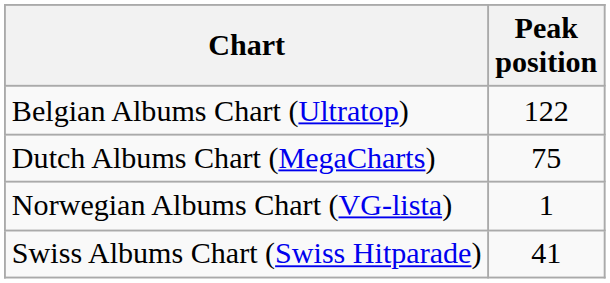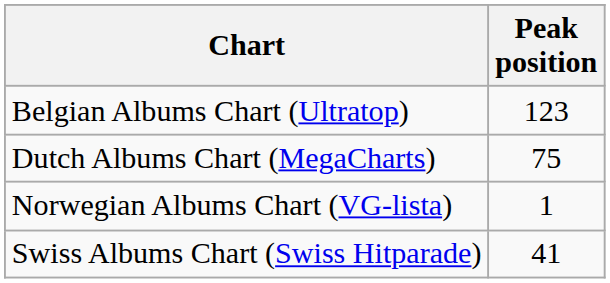(546, 109) 122 -> (546, 109) 123
